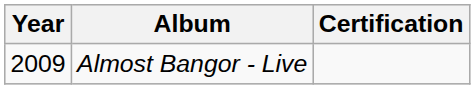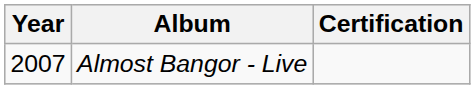(38, 63) 2009 -> (38, 63) 2007
